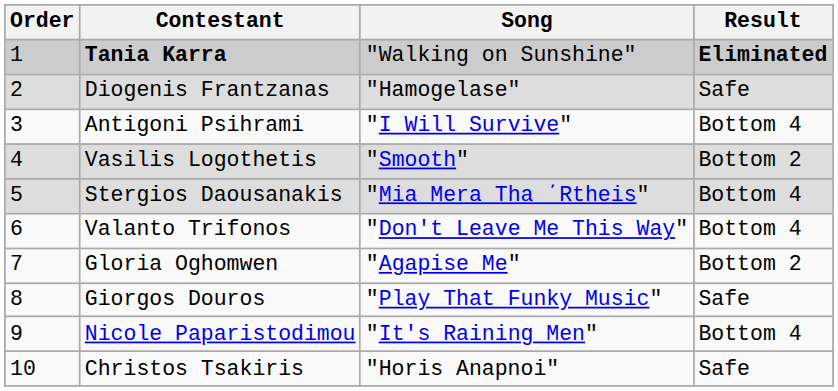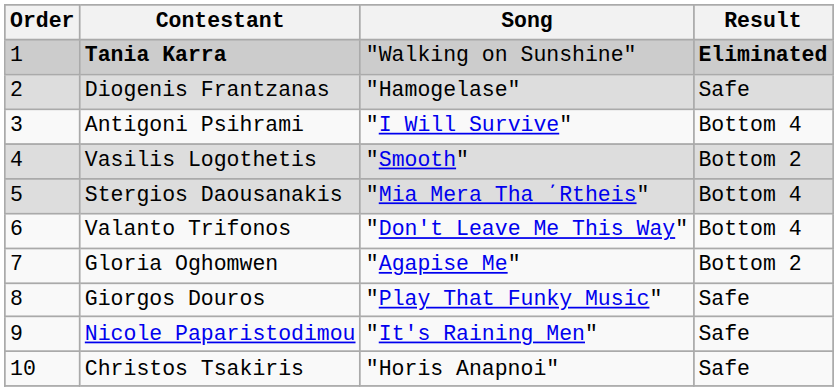(750, 335) Bottom 4 -> (724, 335) Safe
